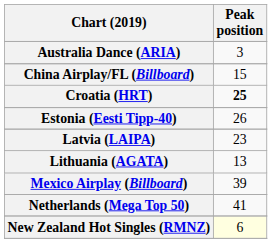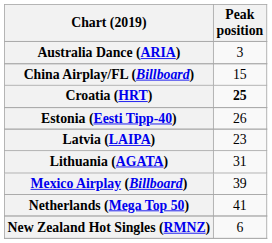(240, 161) 13 -> (240, 161) 31
(240, 227) lightyellow background -> (240, 227) no background
